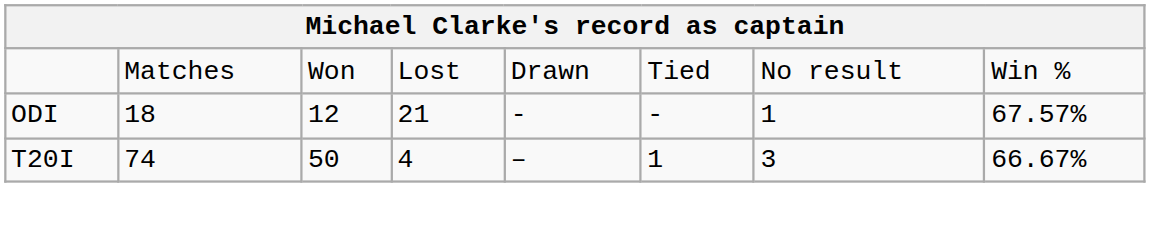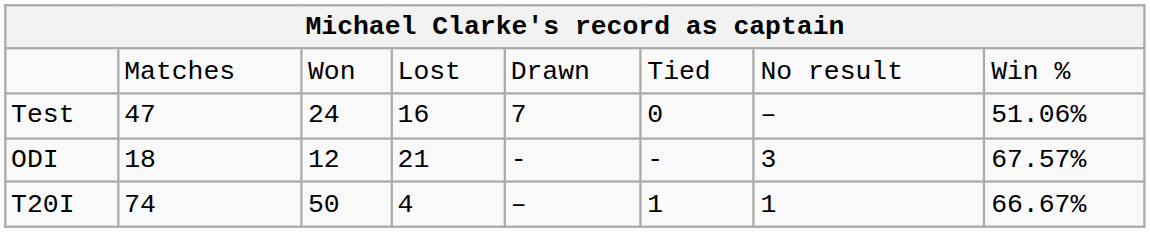+ row: (43, 116)
(768, 116) 1 -> (768, 160) 3
(768, 160) 3 -> (768, 204) 1
